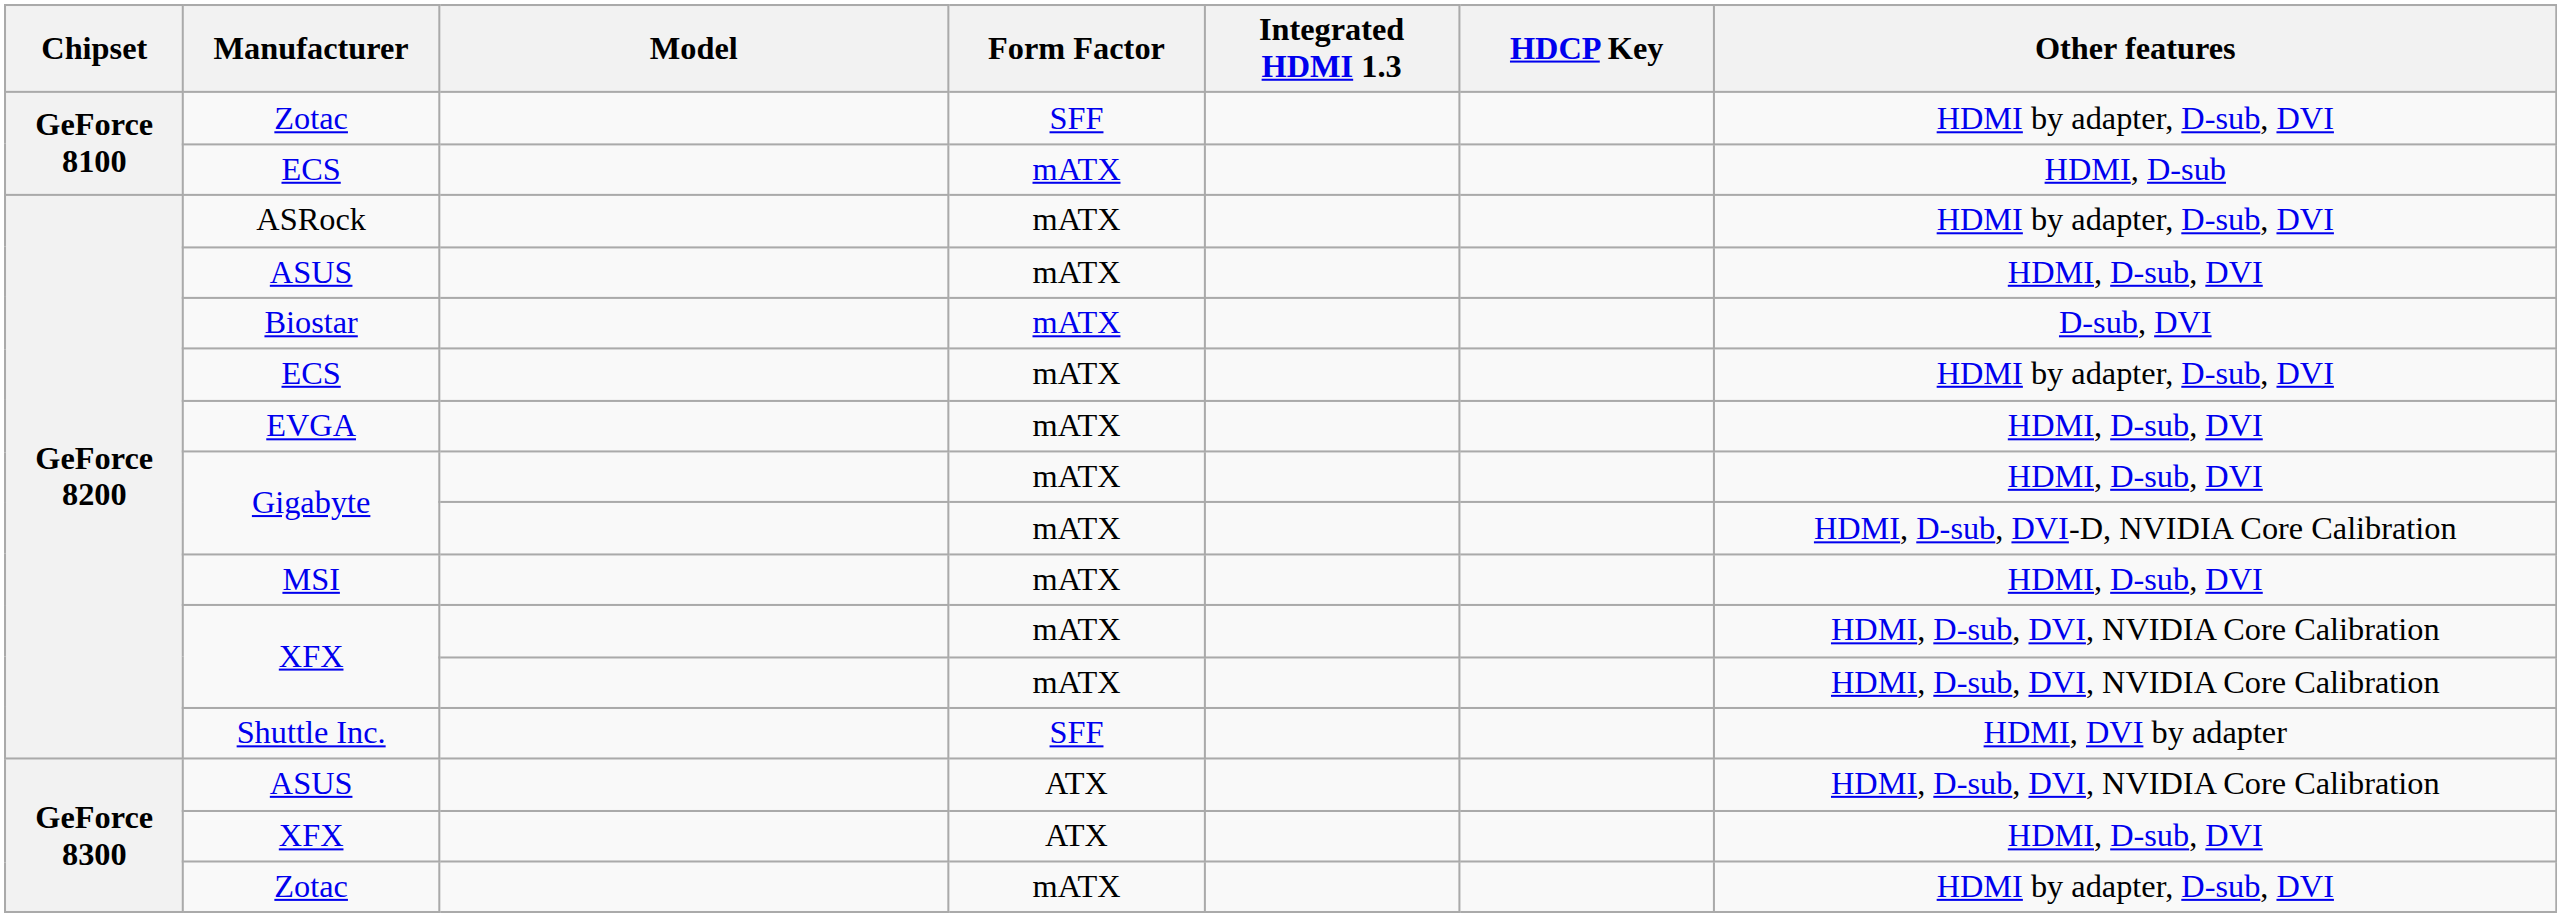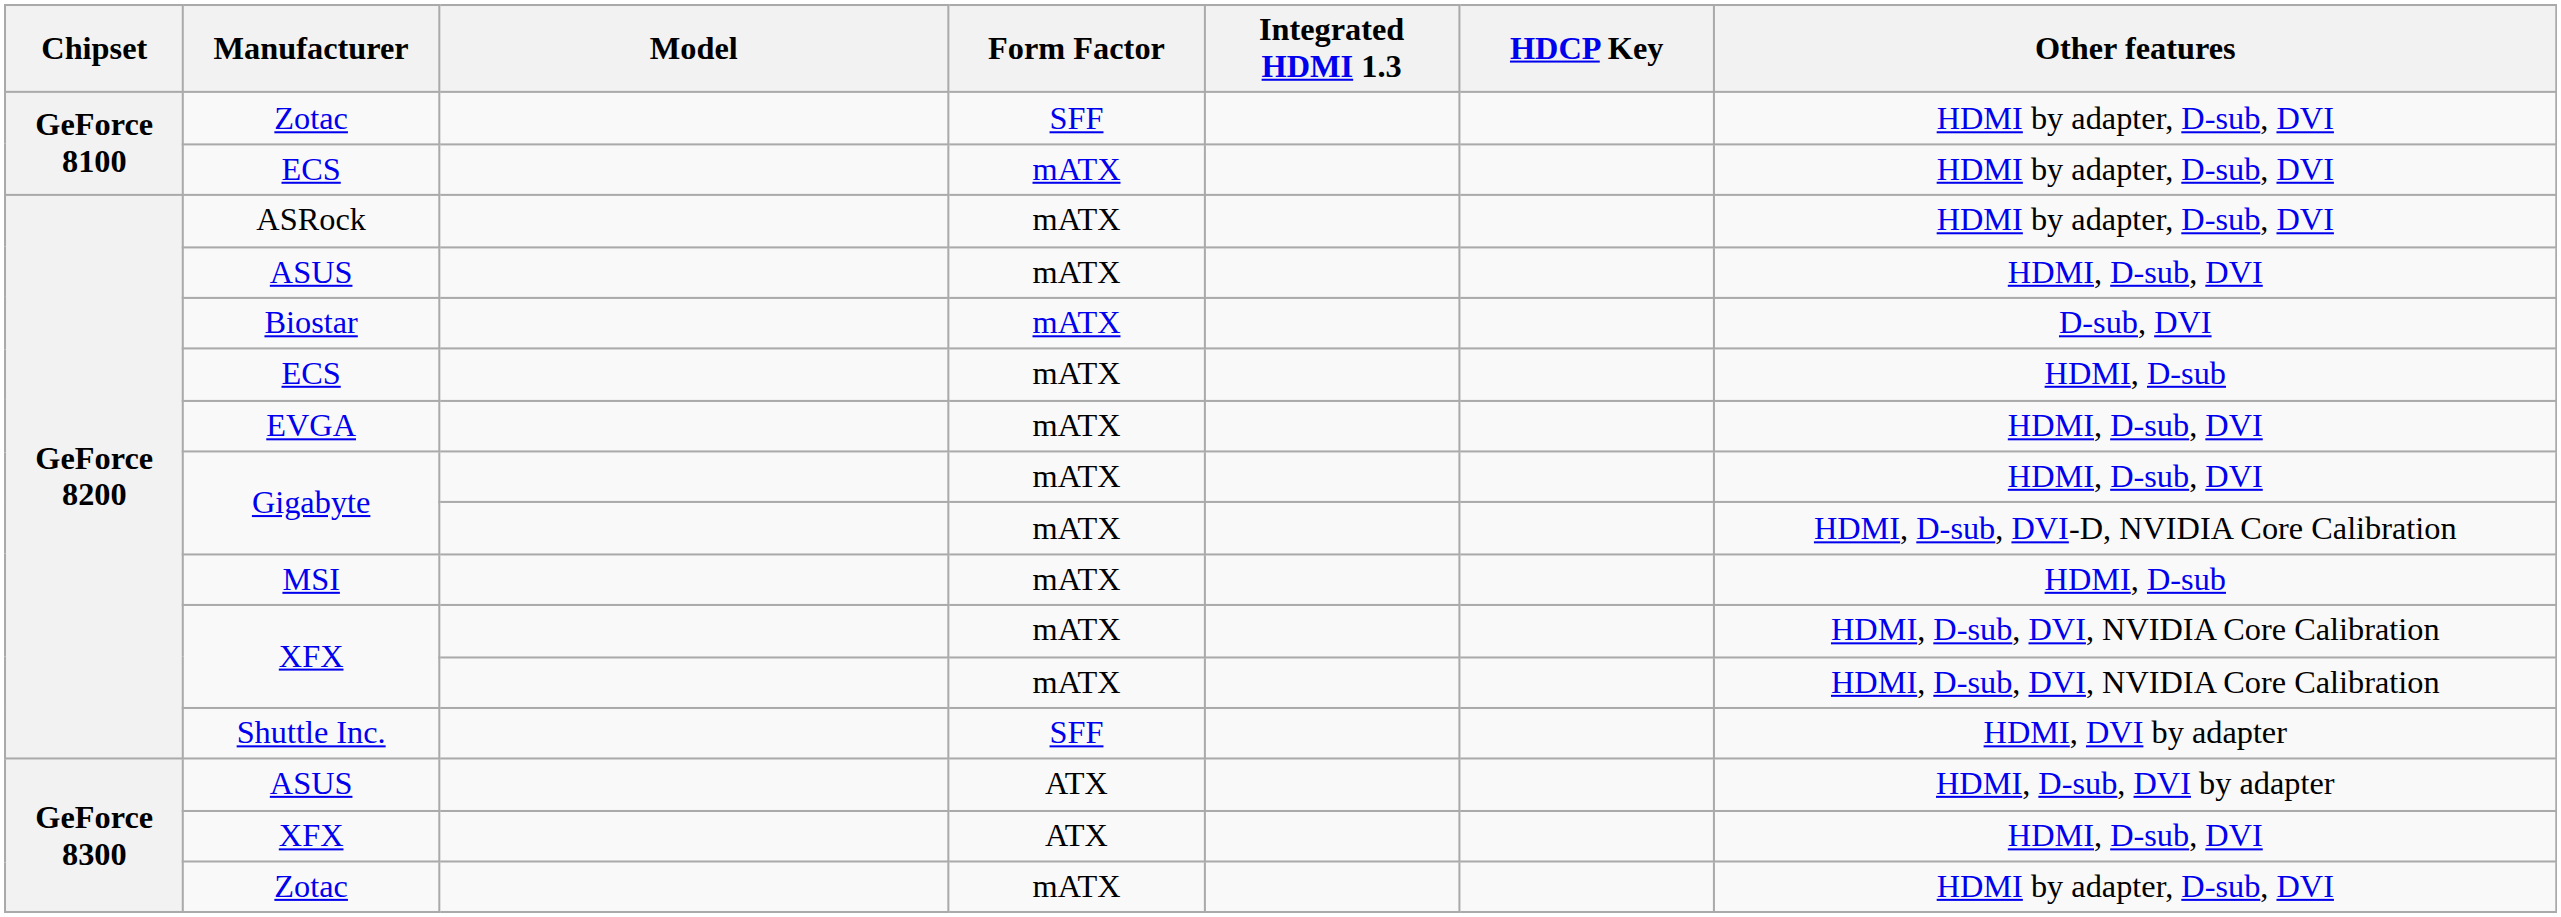(2135, 169) HDMI, D-sub -> (2135, 169) HDMI by adapter, D-sub, DVI
(2135, 374) HDMI by adapter, D-sub, DVI -> (2135, 374) HDMI, D-sub
(2135, 579) HDMI, D-sub, DVI -> (2135, 579) HDMI, D-sub
(2135, 784) HDMI, D-sub, DVI, NVIDIA Core Calibration -> (2135, 784) HDMI, D-sub, DVI by adapter
